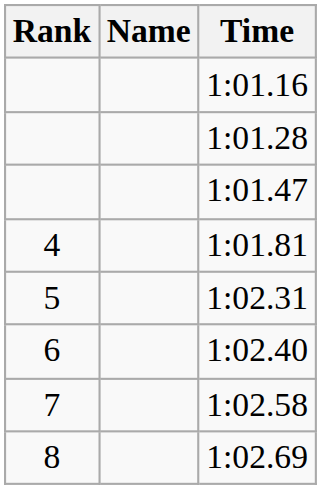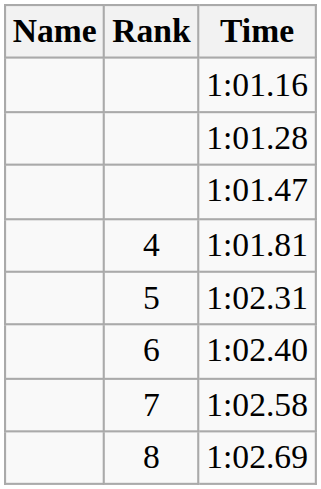columns swapped: (52, 31) <-> (149, 31)
